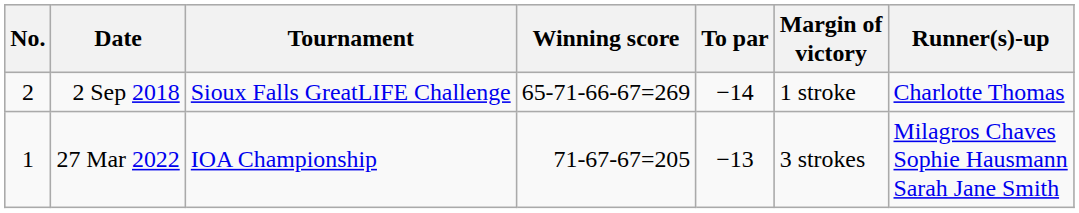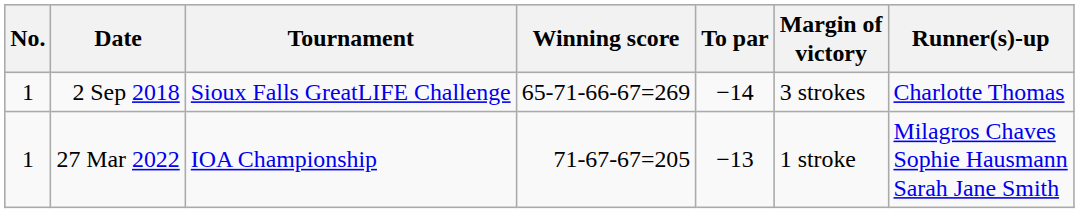(28, 91) 2 -> (28, 91) 1
(818, 91) 1 stroke -> (822, 91) 3 strokes
(822, 159) 3 strokes -> (818, 159) 1 stroke
